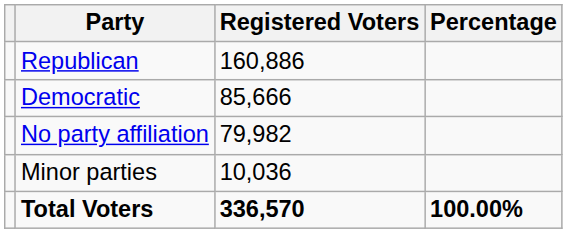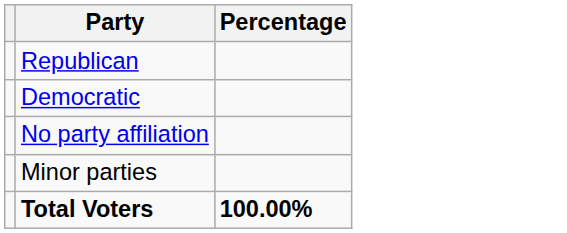- column: (319, 23)
